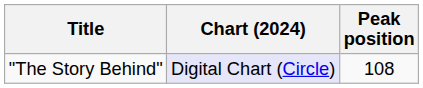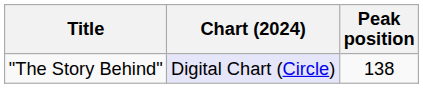(379, 68) 108 -> (379, 68) 138
